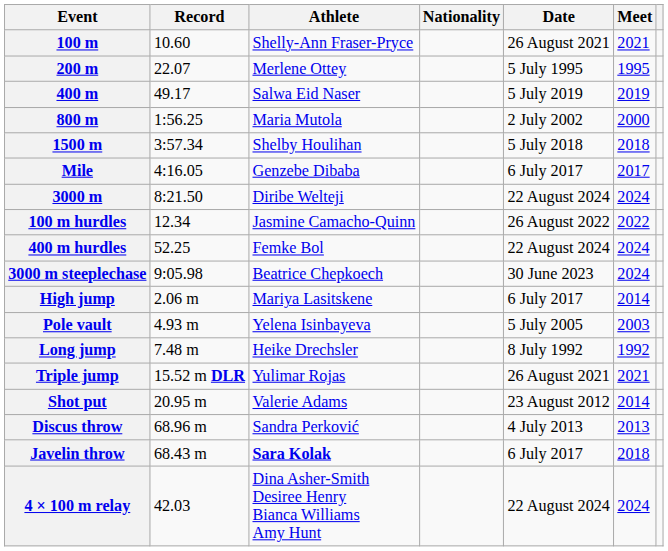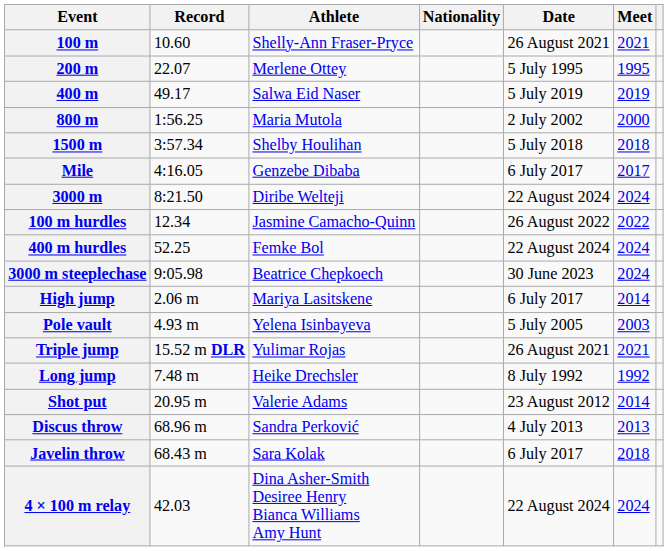rows swapped: (77, 350) <-> (77, 376)
(292, 453) bold -> (289, 453) normal
